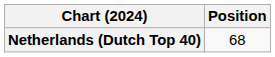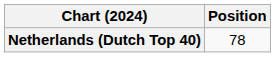(237, 39) 68 -> (237, 39) 78
